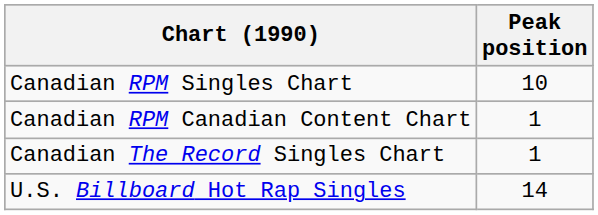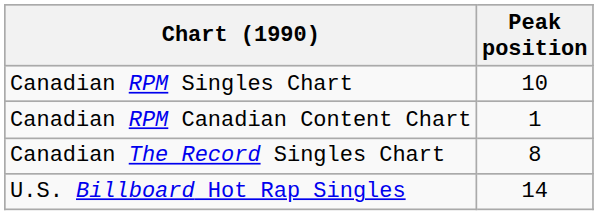(535, 156) 1 -> (535, 156) 8
